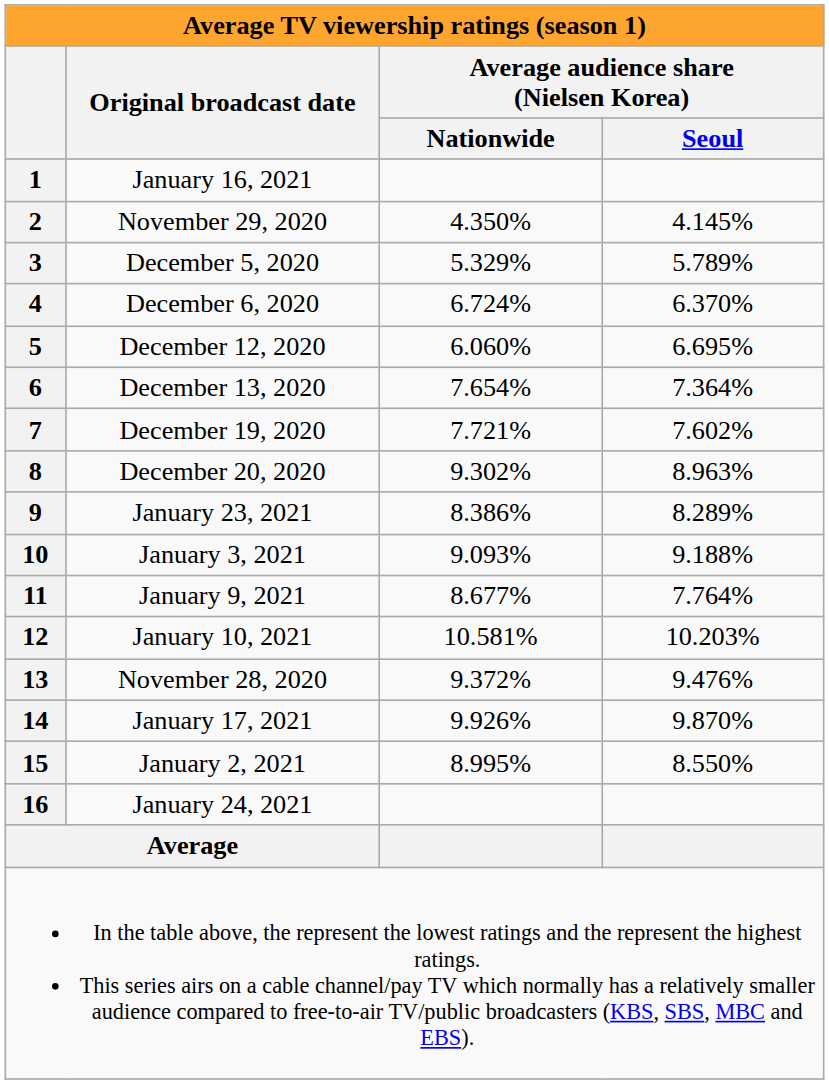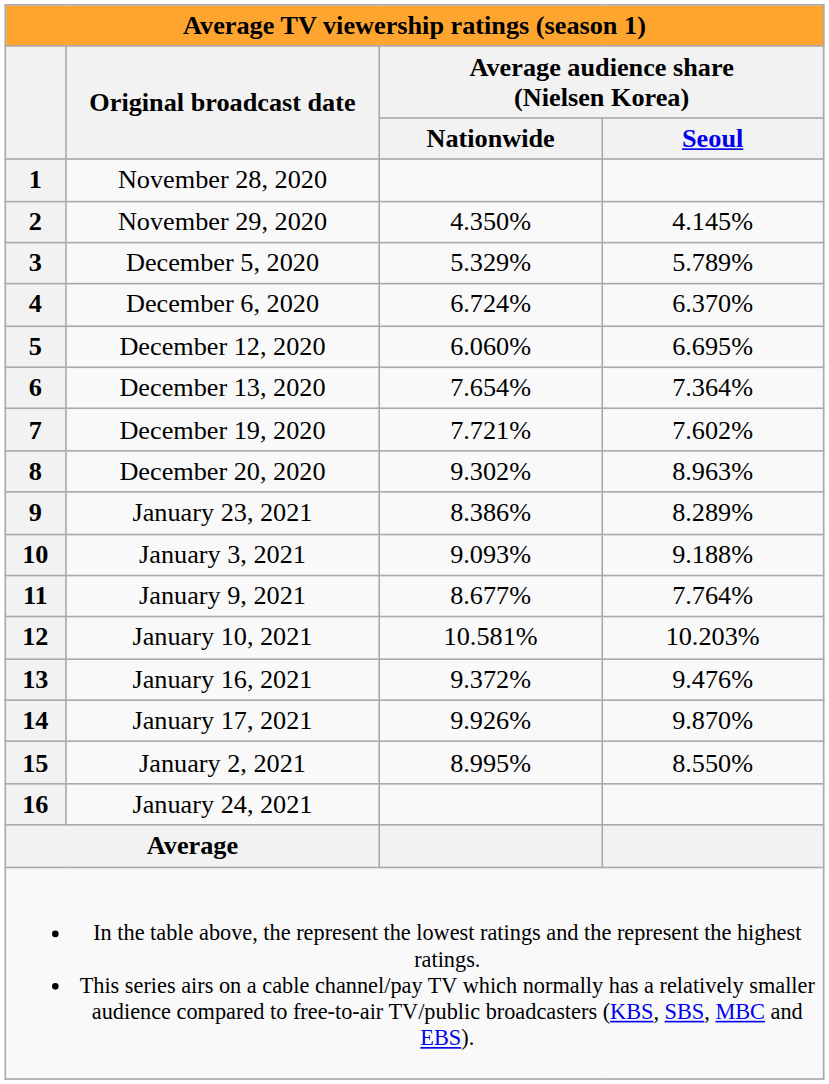(222, 179) January 16, 2021 -> (222, 179) November 28, 2020
(222, 679) November 28, 2020 -> (222, 679) January 16, 2021
